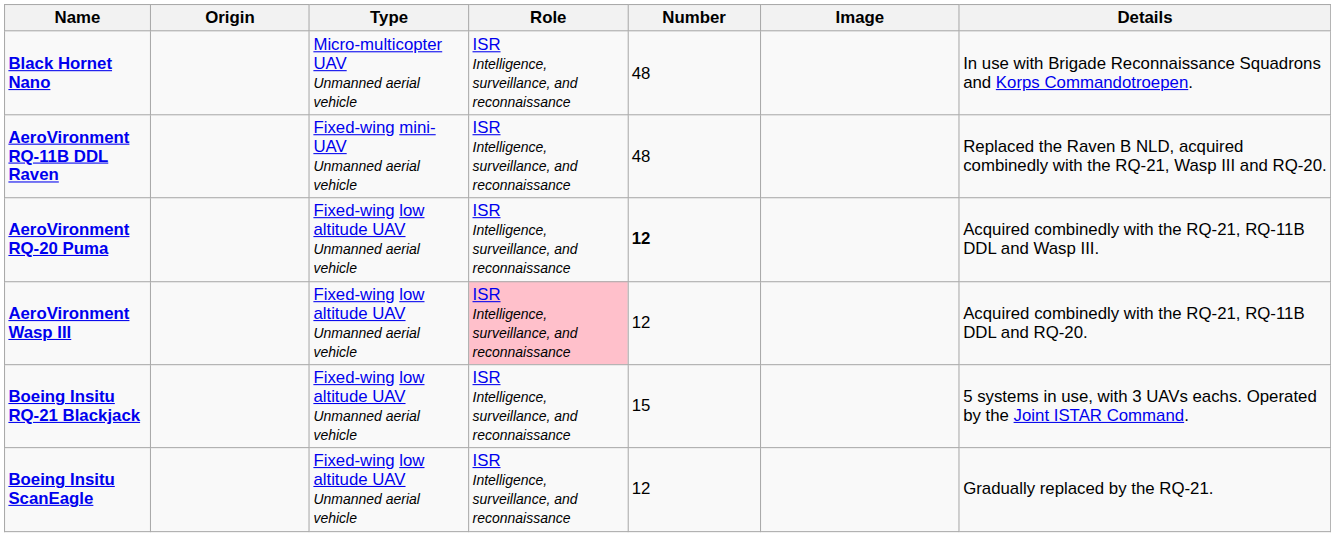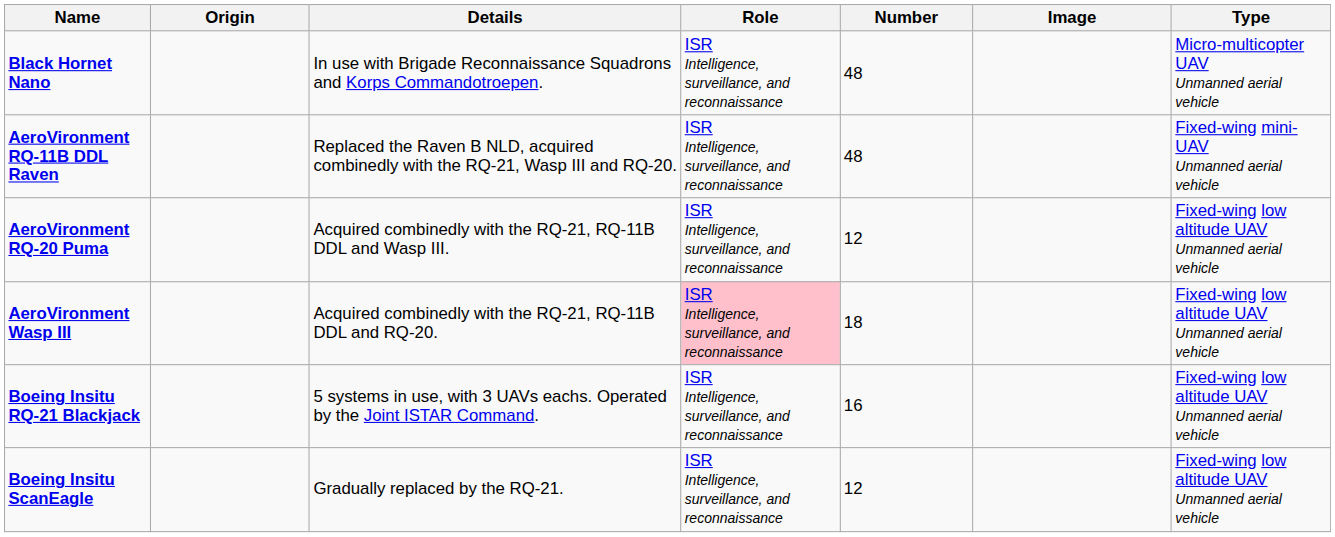columns swapped: (389, 17) <-> (1145, 17)
(641, 239) bold -> (853, 239) normal
(641, 322) 12 -> (853, 322) 18
(641, 406) 15 -> (853, 406) 16
